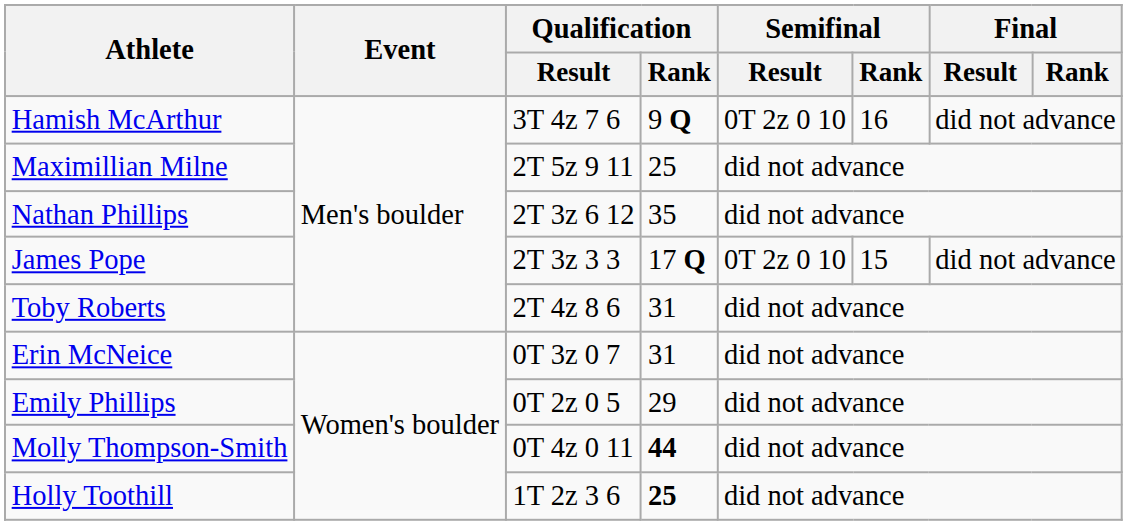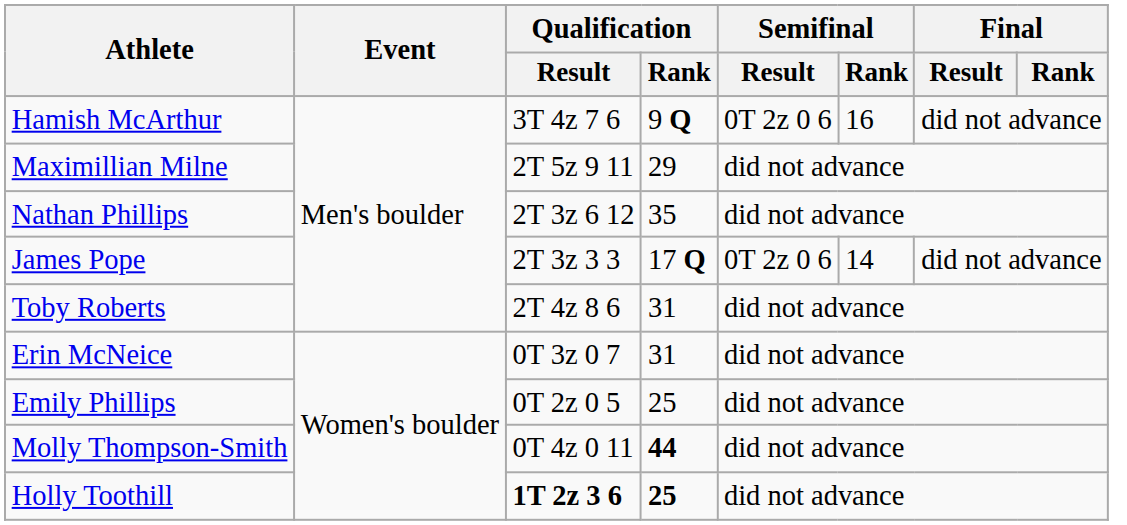(785, 119) 0T 2z 0 10 -> (778, 119) 0T 2z 0 6
(662, 166) 25 -> (662, 166) 29
(785, 260) 0T 2z 0 10 -> (778, 260) 0T 2z 0 6
(874, 260) 15 -> (859, 260) 14
(662, 402) 29 -> (662, 402) 25
(566, 496) normal -> (567, 496) bold
